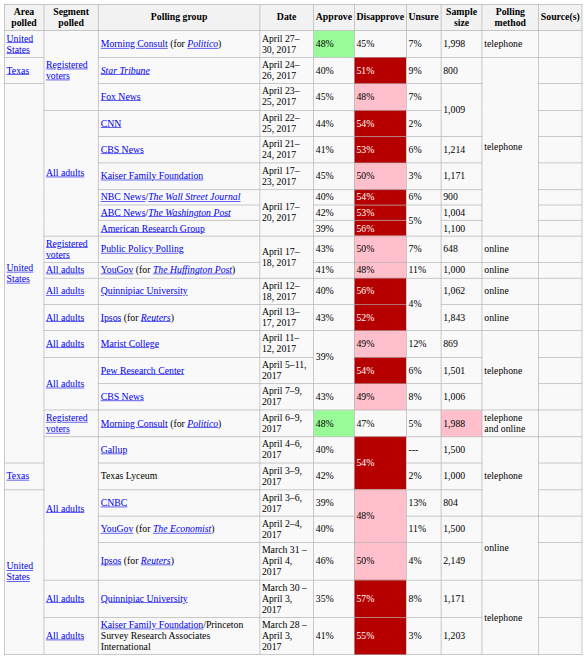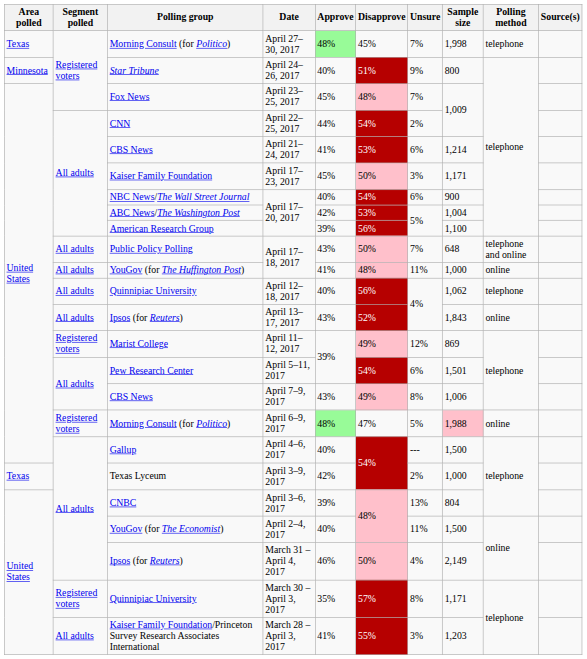(20, 44) United States -> (18, 44) Texas
(18, 70) Texas -> (27, 70) Minnesota
(67, 249) Registered voters -> (75, 249) All adults
(497, 249) online -> (506, 249) telephone and online
(497, 291) online -> (504, 291) telephone
(65, 344) All adults -> (76, 344) Registered voters
(505, 423) telephone and online -> (498, 423) online
(65, 598) All adults -> (76, 598) Registered voters
